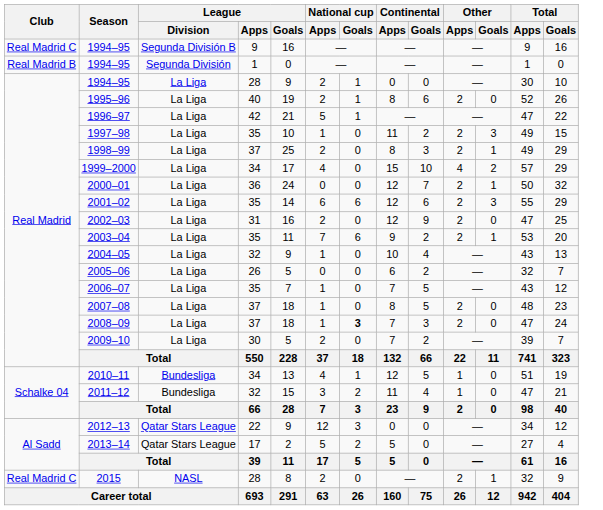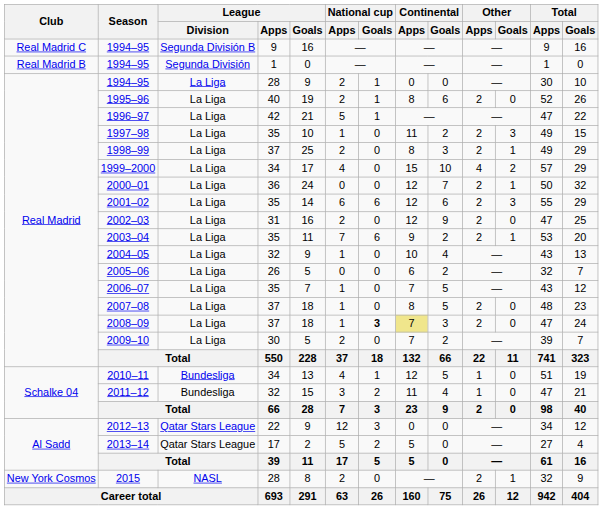(392, 323) no background -> (412, 323) khaki background
(42, 479) Real Madrid C -> (51, 479) New York Cosmos
